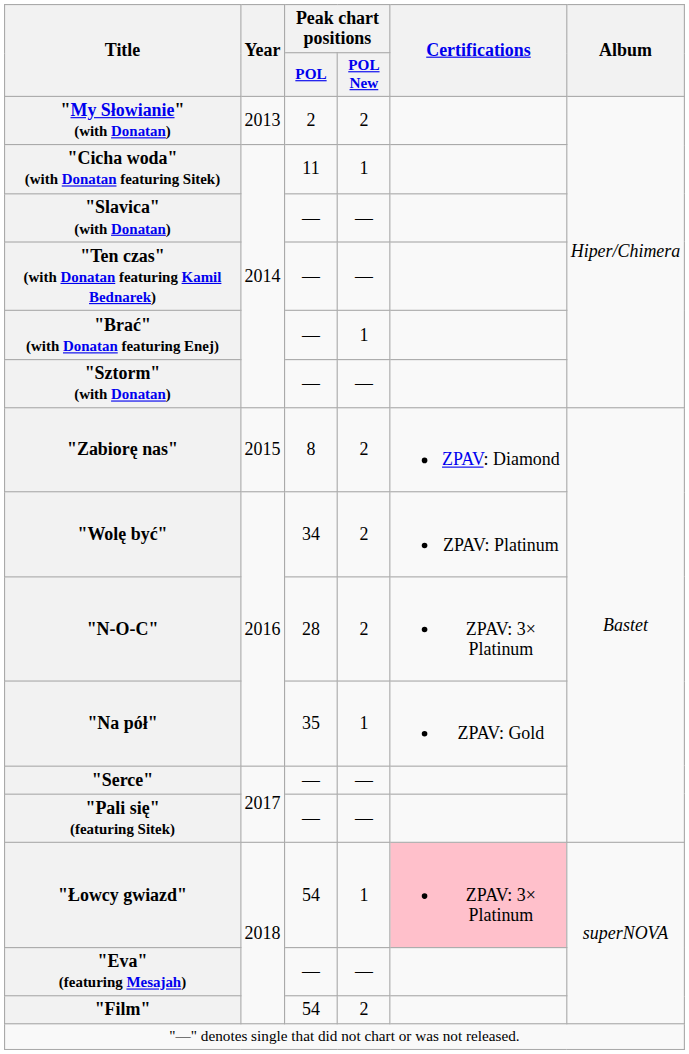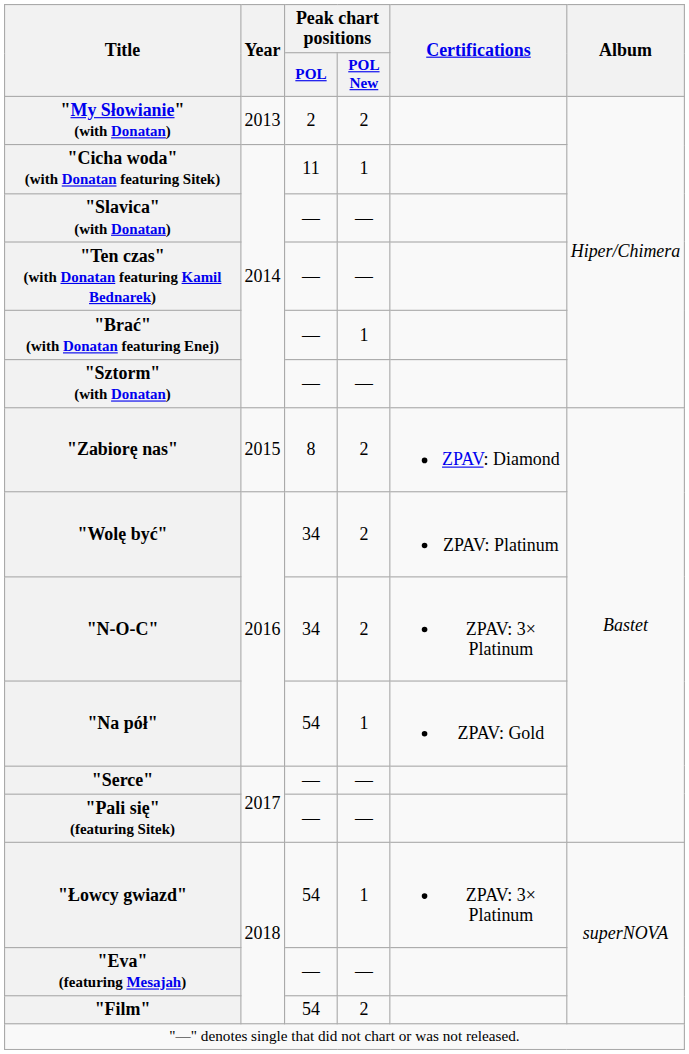(311, 628) 28 -> (311, 628) 34
(311, 723) 35 -> (311, 723) 54
(478, 905) pink background -> (478, 905) no background
